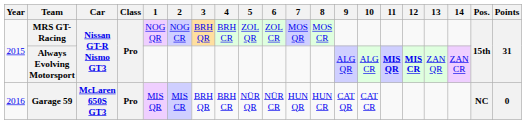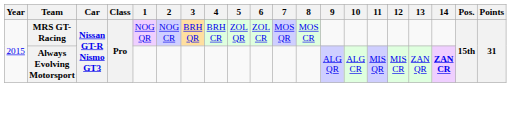(392, 64) bold -> (378, 64) normal
(413, 64) bold -> (398, 64) normal
(459, 64) normal -> (444, 64) bold
- row: (52, 101)
